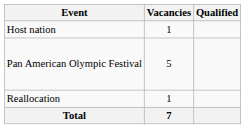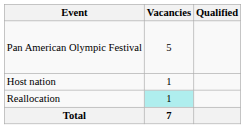rows swapped: (31, 29) <-> (74, 64)
(169, 98) no background -> (169, 98) paleturquoise background
